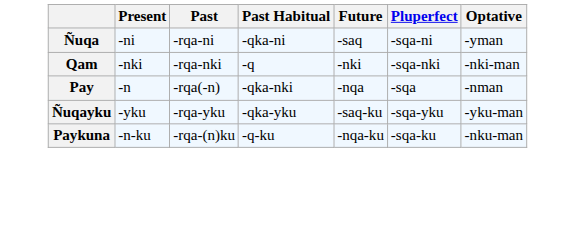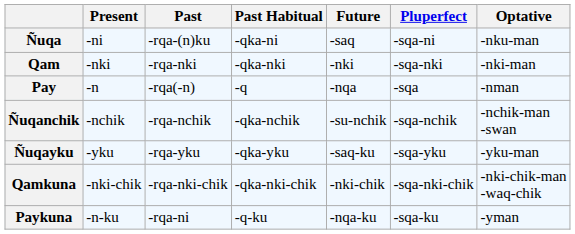(194, 40) -rqa-ni -> (179, 40) -rqa-(n)ku
(484, 40) -yman -> (510, 40) -nku-man
(248, 64) -q -> (260, 64) -qka-nki
(268, 87) -qka-nki -> (241, 87) -q
+ row: (44, 120)
+ row: (44, 184)
(204, 135) -rqa-(n)ku -> (169, 217) -rqa-ni
(494, 135) -nku-man -> (500, 217) -yman
